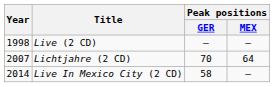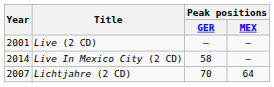(18, 43) 1998 -> (18, 43) 2001
rows swapped: (83, 58) <-> (108, 74)
